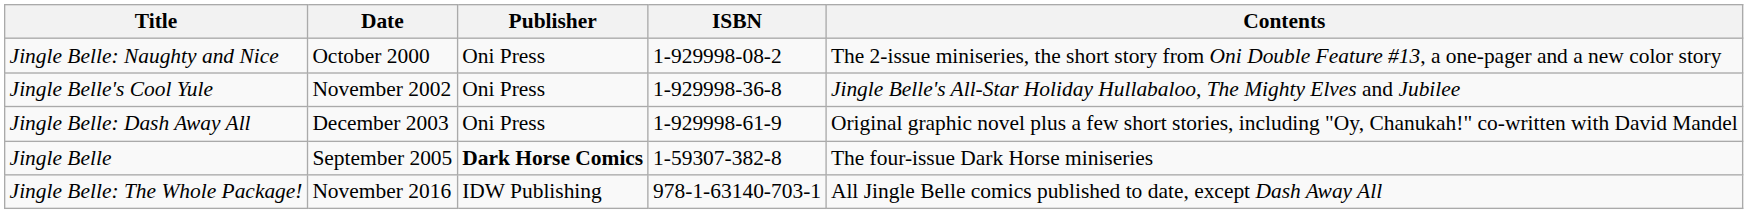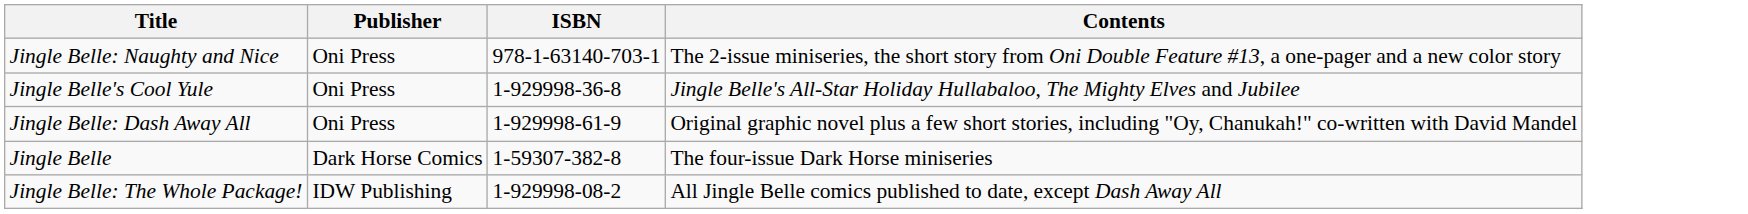- column: (382, 21)
(717, 55) 1-929998-08-2 -> (577, 55) 978-1-63140-703-1
(553, 157) bold -> (398, 157) normal
(737, 191) 978-1-63140-703-1 -> (557, 191) 1-929998-08-2
